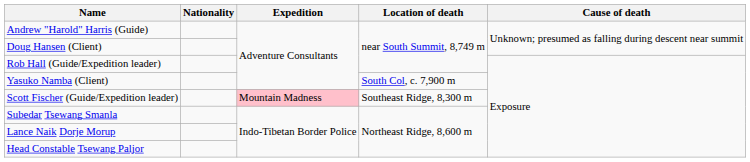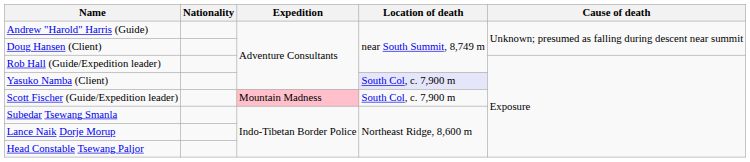(408, 81) no background -> (408, 81) lavender background
(417, 98) Southeast Ridge, 8,300 m -> (408, 98) South Col, c. 7,900 m
